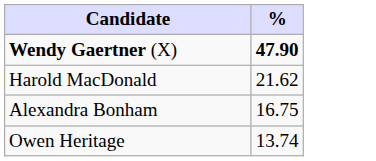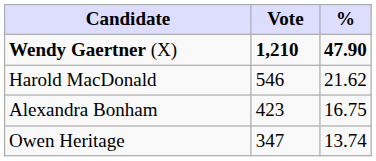+ column: (286, 19)
